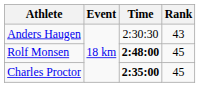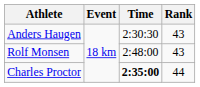(141, 53) bold -> (140, 53) normal
(178, 53) 45 -> (178, 53) 43
(178, 73) 45 -> (178, 73) 44
